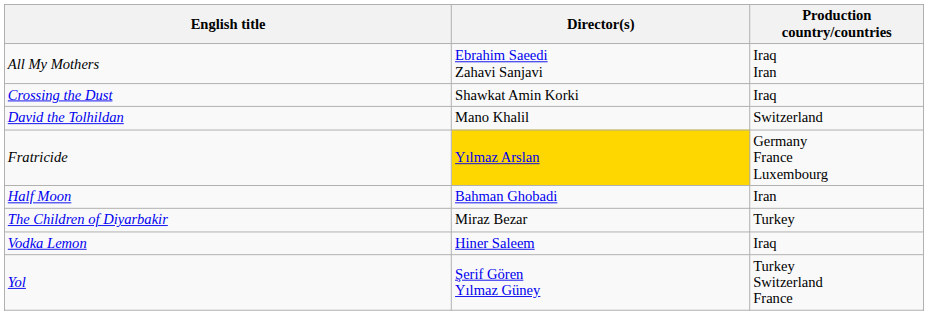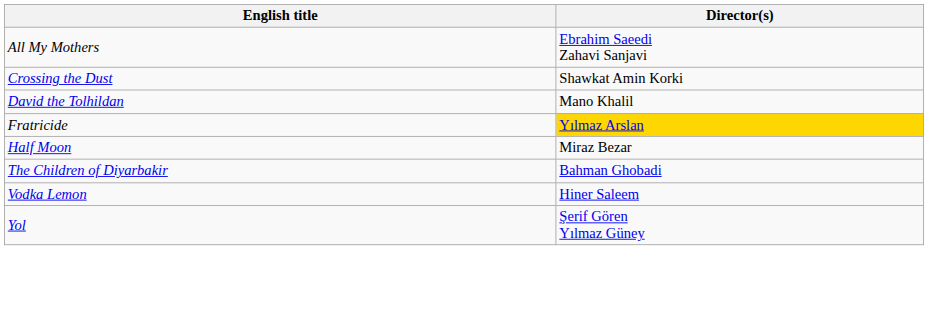- column: (837, 24)
(506, 197) Bahman Ghobadi -> (596, 147) Miraz Bezar
(491, 220) Miraz Bezar -> (611, 170) Bahman Ghobadi
